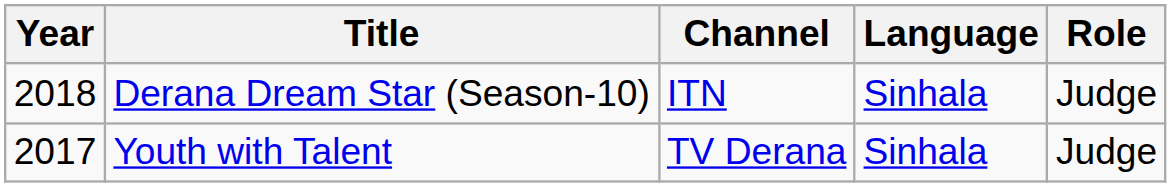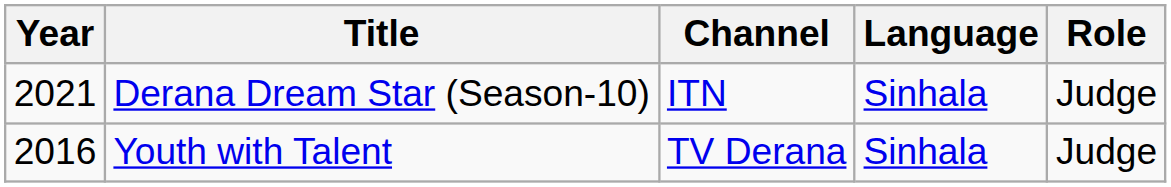(55, 92) 2018 -> (55, 92) 2021
(55, 151) 2017 -> (55, 151) 2016
